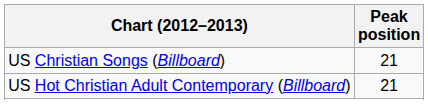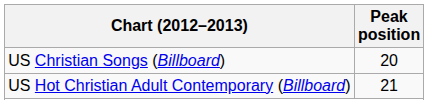(389, 60) 21 -> (389, 60) 20
